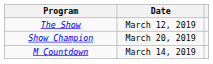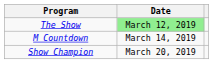(161, 25) no background -> (161, 25) lightgreen background
rows swapped: (61, 52) <-> (61, 38)
